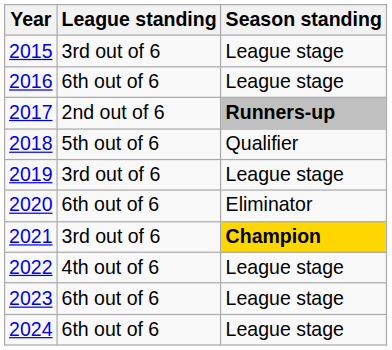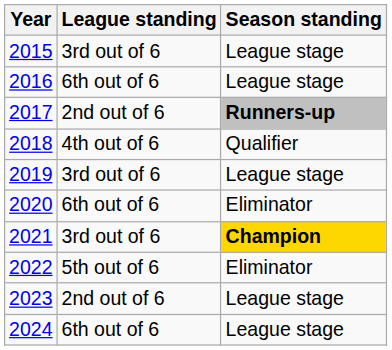(110, 143) 5th out of 6 -> (110, 143) 4th out of 6
(110, 267) 4th out of 6 -> (110, 267) 5th out of 6
(285, 267) League stage -> (269, 267) Eliminator
(110, 298) 6th out of 6 -> (113, 298) 2nd out of 6
